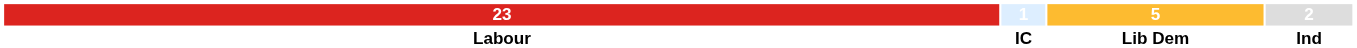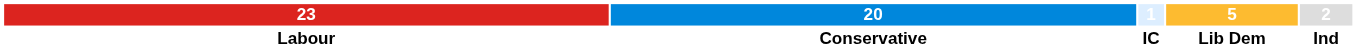+ column: (873, 14)
